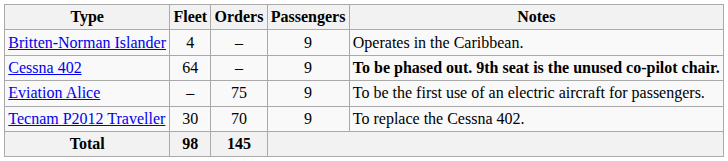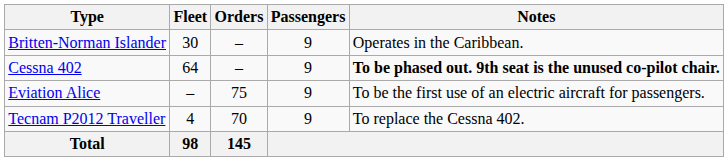(190, 42) 4 -> (190, 42) 30
(190, 118) 30 -> (190, 118) 4
